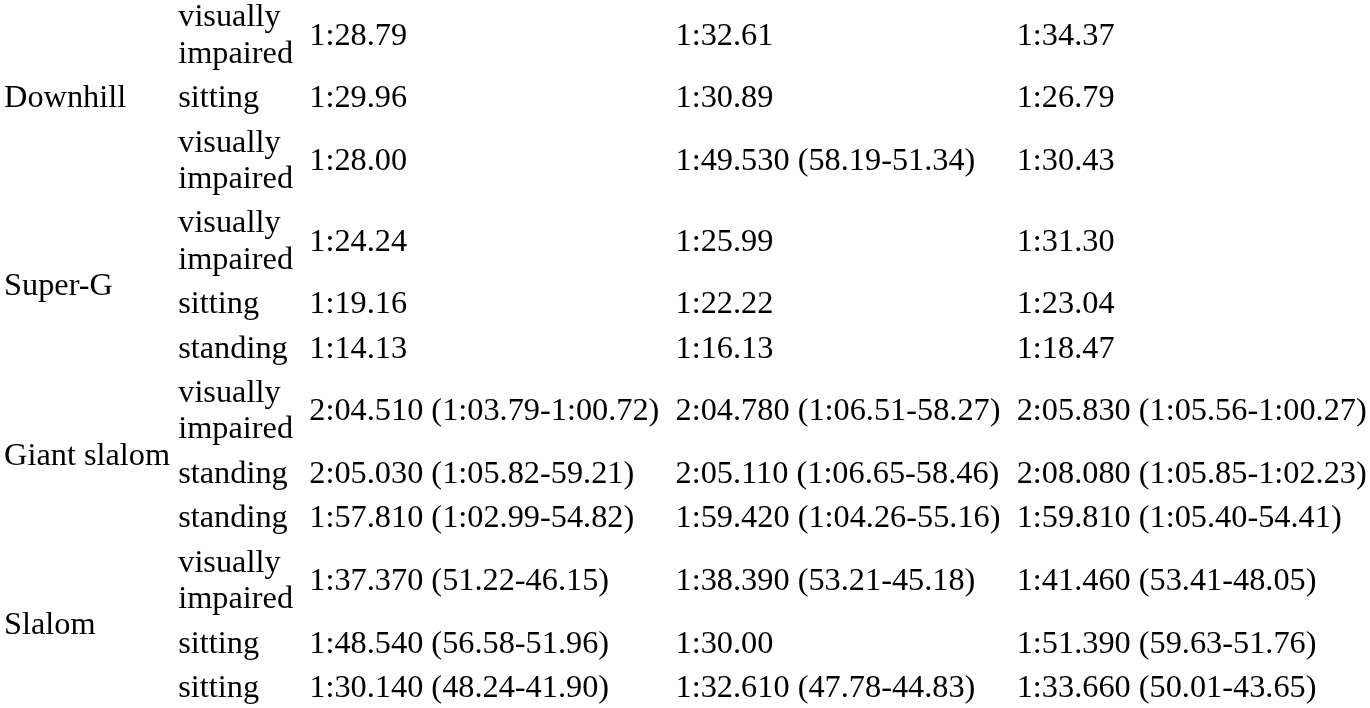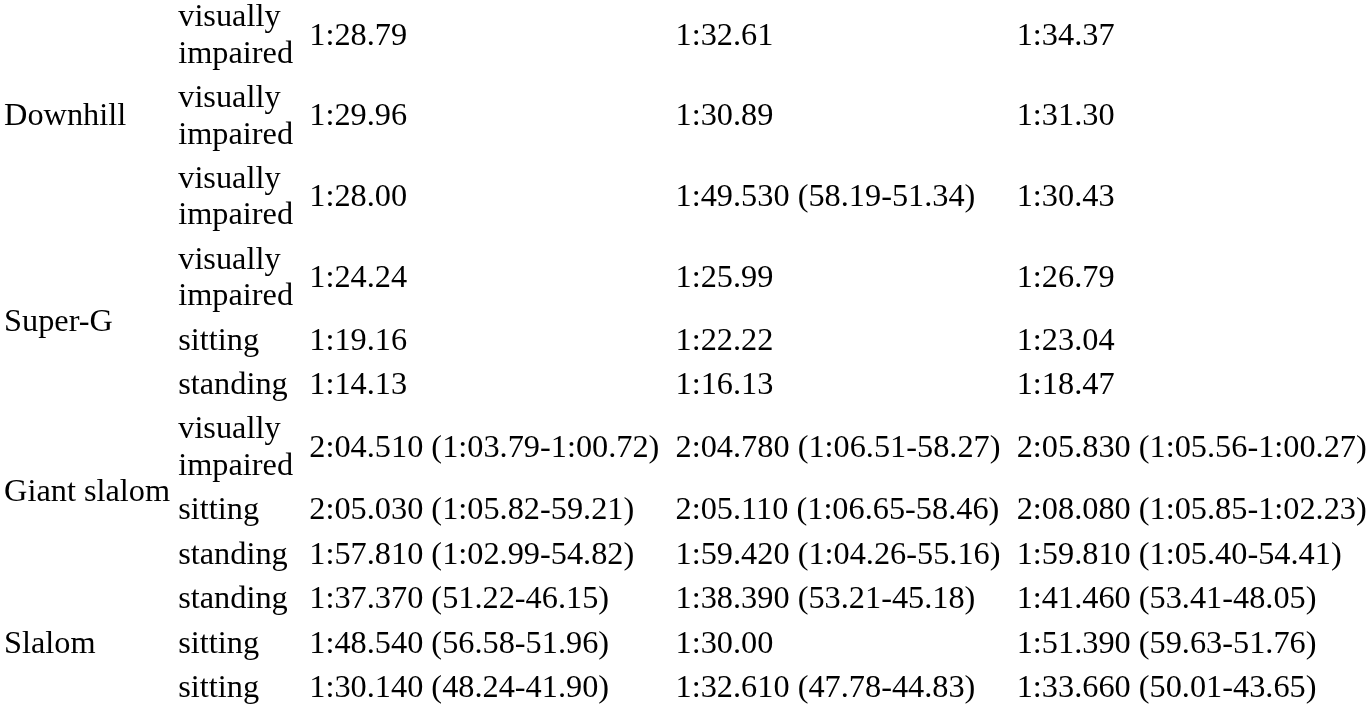(219, 96) sitting -> (236, 114) visually impaired
(1066, 96) 1:26.79 -> (1066, 114) 1:31.30
(1066, 239) 1:31.30 -> (1066, 276) 1:26.79
(233, 472) standing -> (219, 508) sitting
(236, 579) visually impaired -> (233, 597) standing
